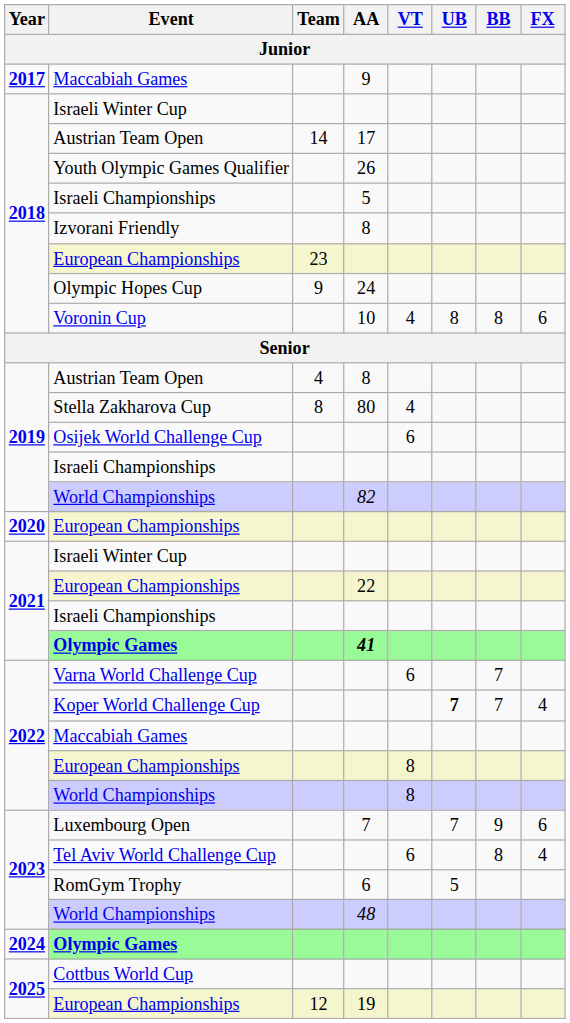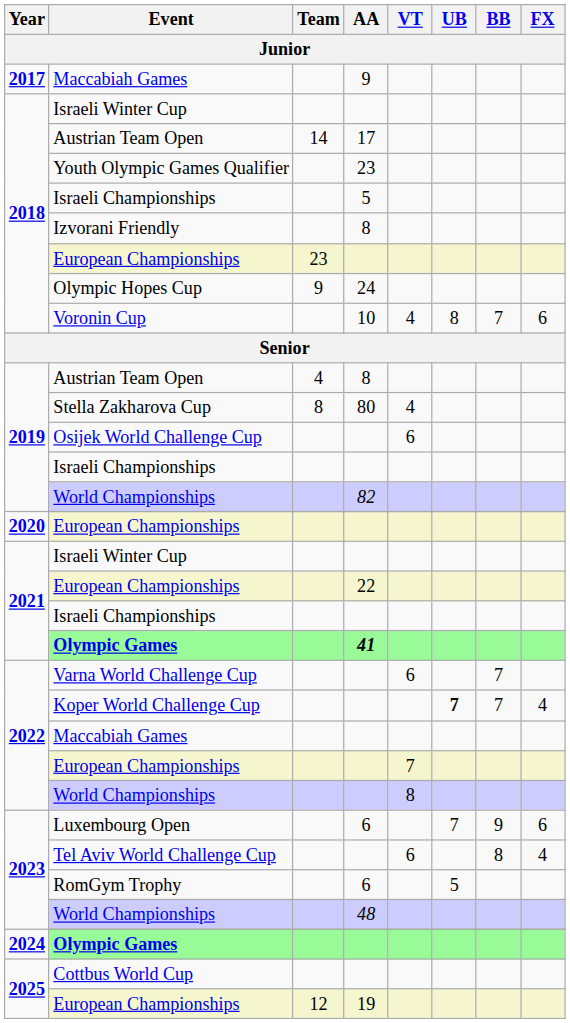(366, 168) 26 -> (366, 168) 23
(498, 317) 8 -> (498, 317) 7
(410, 765) 8 -> (410, 765) 7
(366, 824) 7 -> (366, 824) 6
